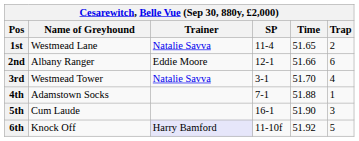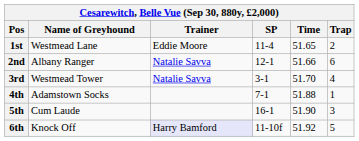(182, 45) Natalie Savva -> (180, 45) Eddie Moore
(180, 62) Eddie Moore -> (182, 62) Natalie Savva
